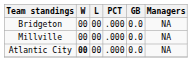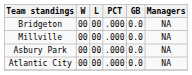+ row: (40, 50)
(83, 50) bold -> (83, 63) normal
